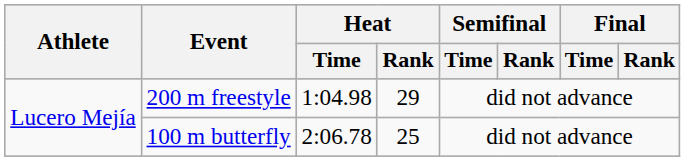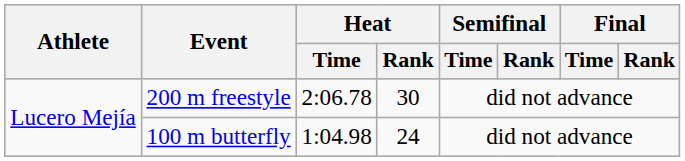(337, 98) 1:04.98 -> (337, 98) 2:06.78
(408, 98) 29 -> (408, 98) 30
(337, 136) 2:06.78 -> (337, 136) 1:04.98
(408, 136) 25 -> (408, 136) 24
